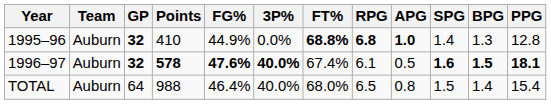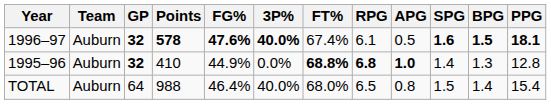rows swapped: (37, 39) <-> (37, 63)
